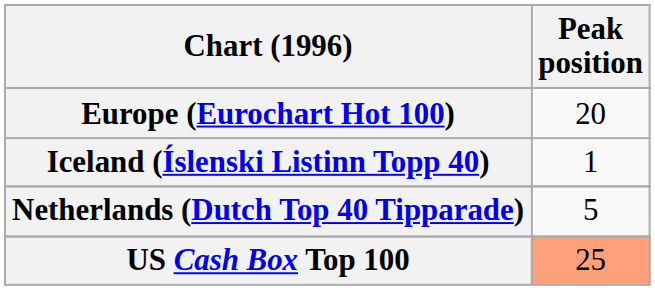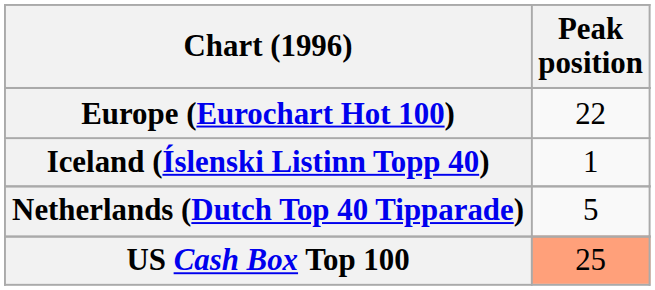(591, 112) 20 -> (591, 112) 22
